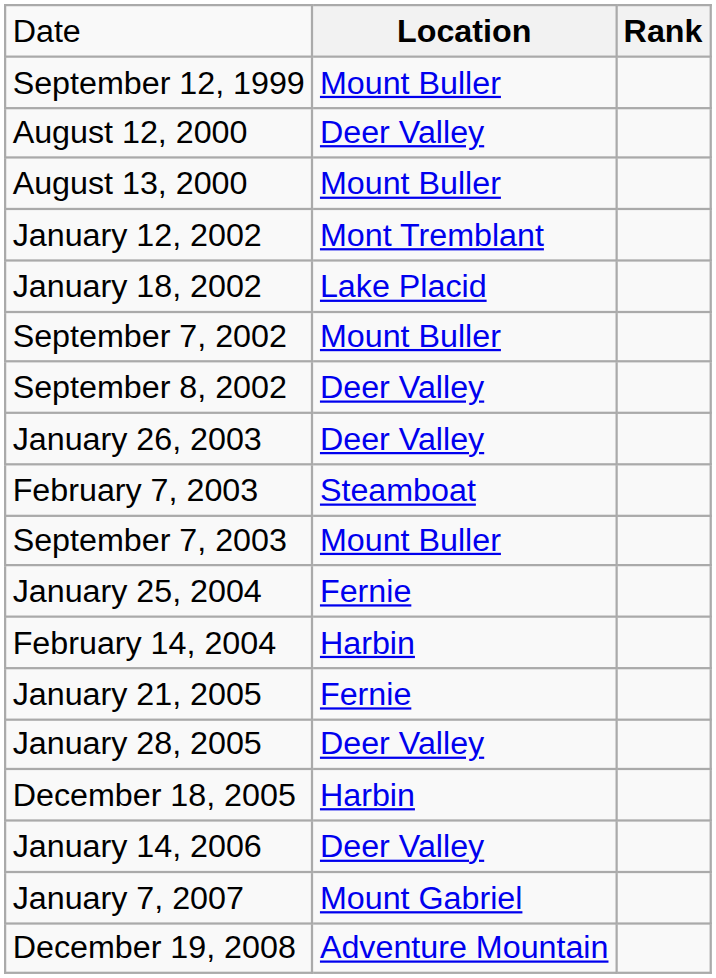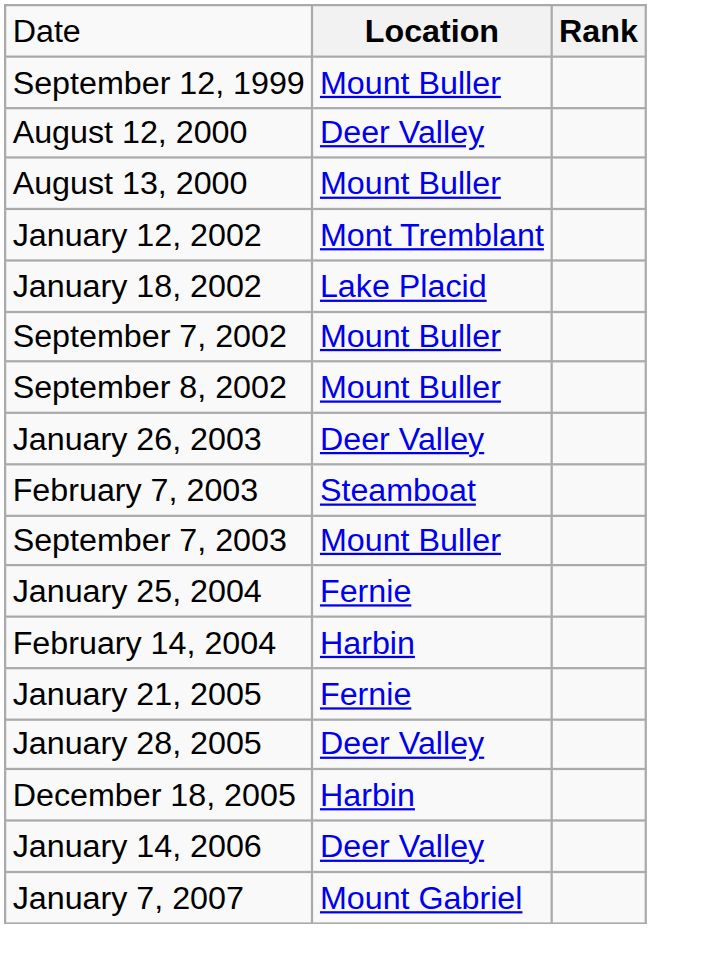(402, 388) Deer Valley -> (410, 388) Mount Buller
- row: (154, 948)
